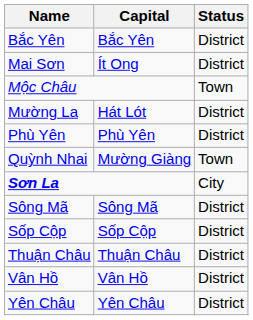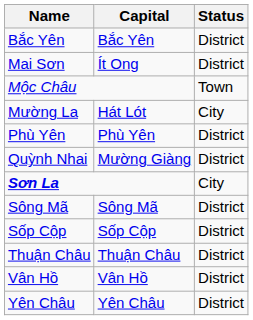(221, 111) District -> (211, 111) City
(216, 159) Town -> (221, 159) District
